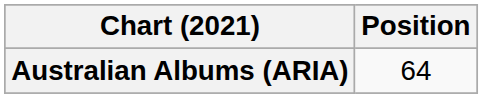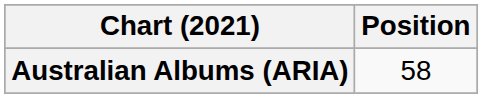(416, 70) 64 -> (416, 70) 58
